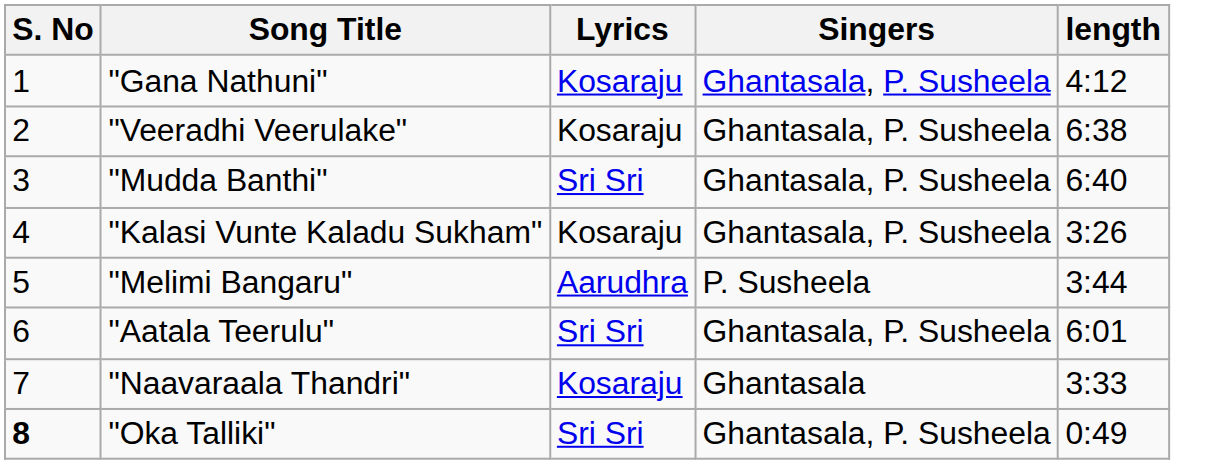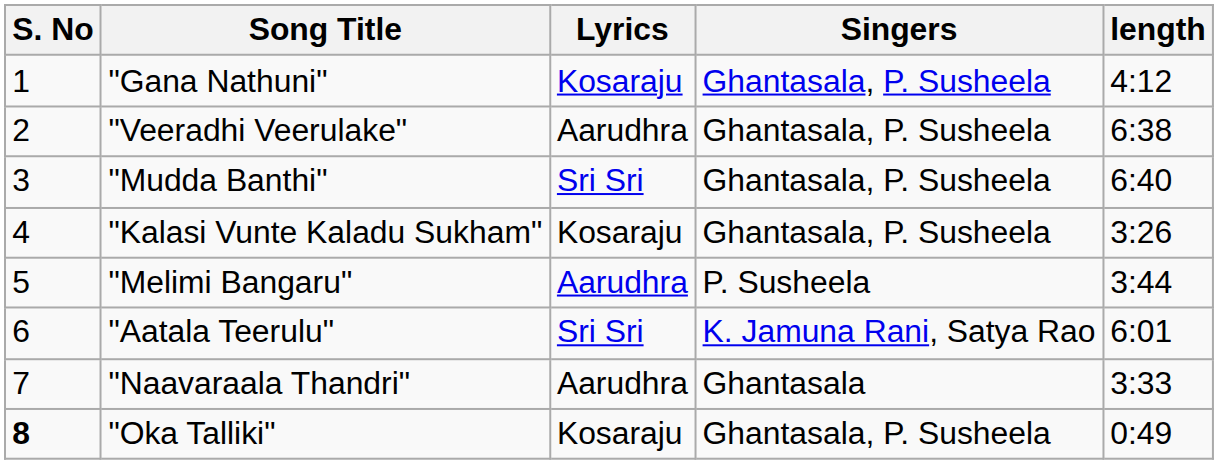(620, 130) Kosaraju -> (622, 130) Aarudhra
(877, 332) Ghantasala, P. Susheela -> (899, 332) K. Jamuna Rani, Satya Rao
(620, 383) Kosaraju -> (622, 383) Aarudhra
(600, 433) Sri Sri -> (620, 433) Kosaraju
